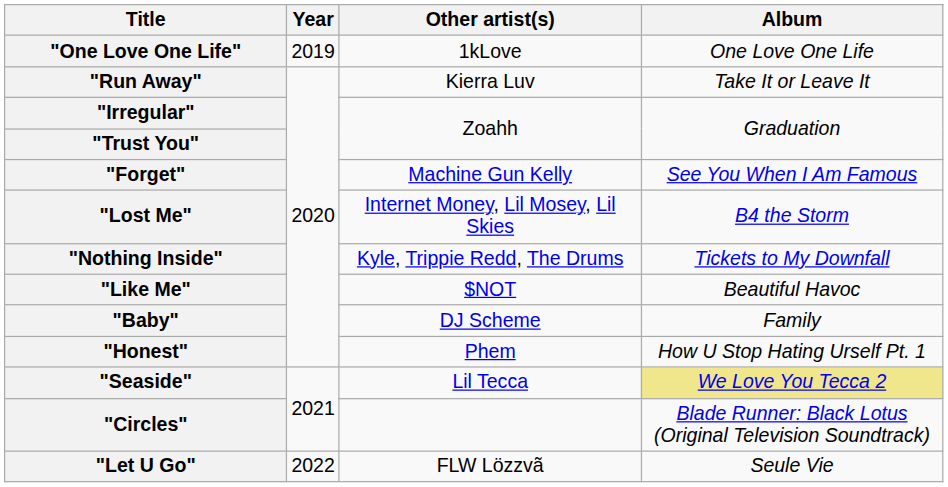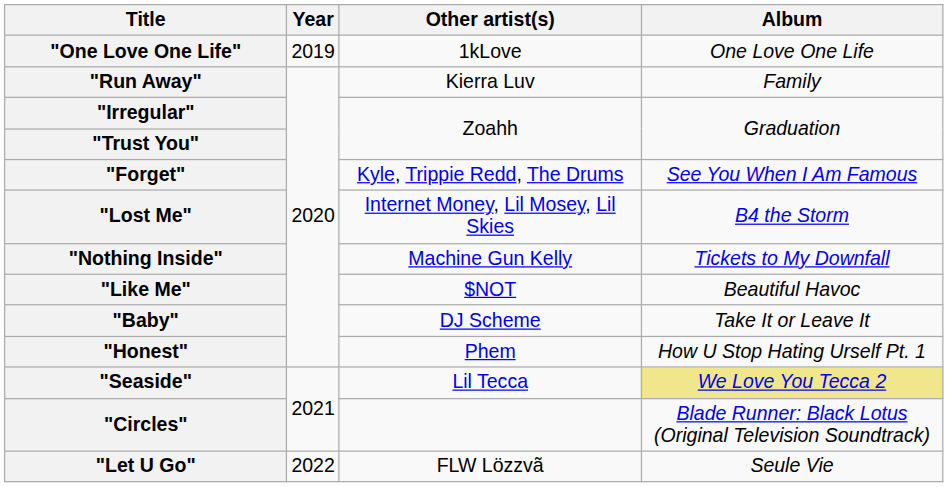(792, 81) Take It or Leave It -> (792, 81) Family
(490, 174) Machine Gun Kelly -> (490, 174) Kyle, Trippie Redd, The Drums
(490, 258) Kyle, Trippie Redd, The Drums -> (490, 258) Machine Gun Kelly
(792, 320) Family -> (792, 320) Take It or Leave It
